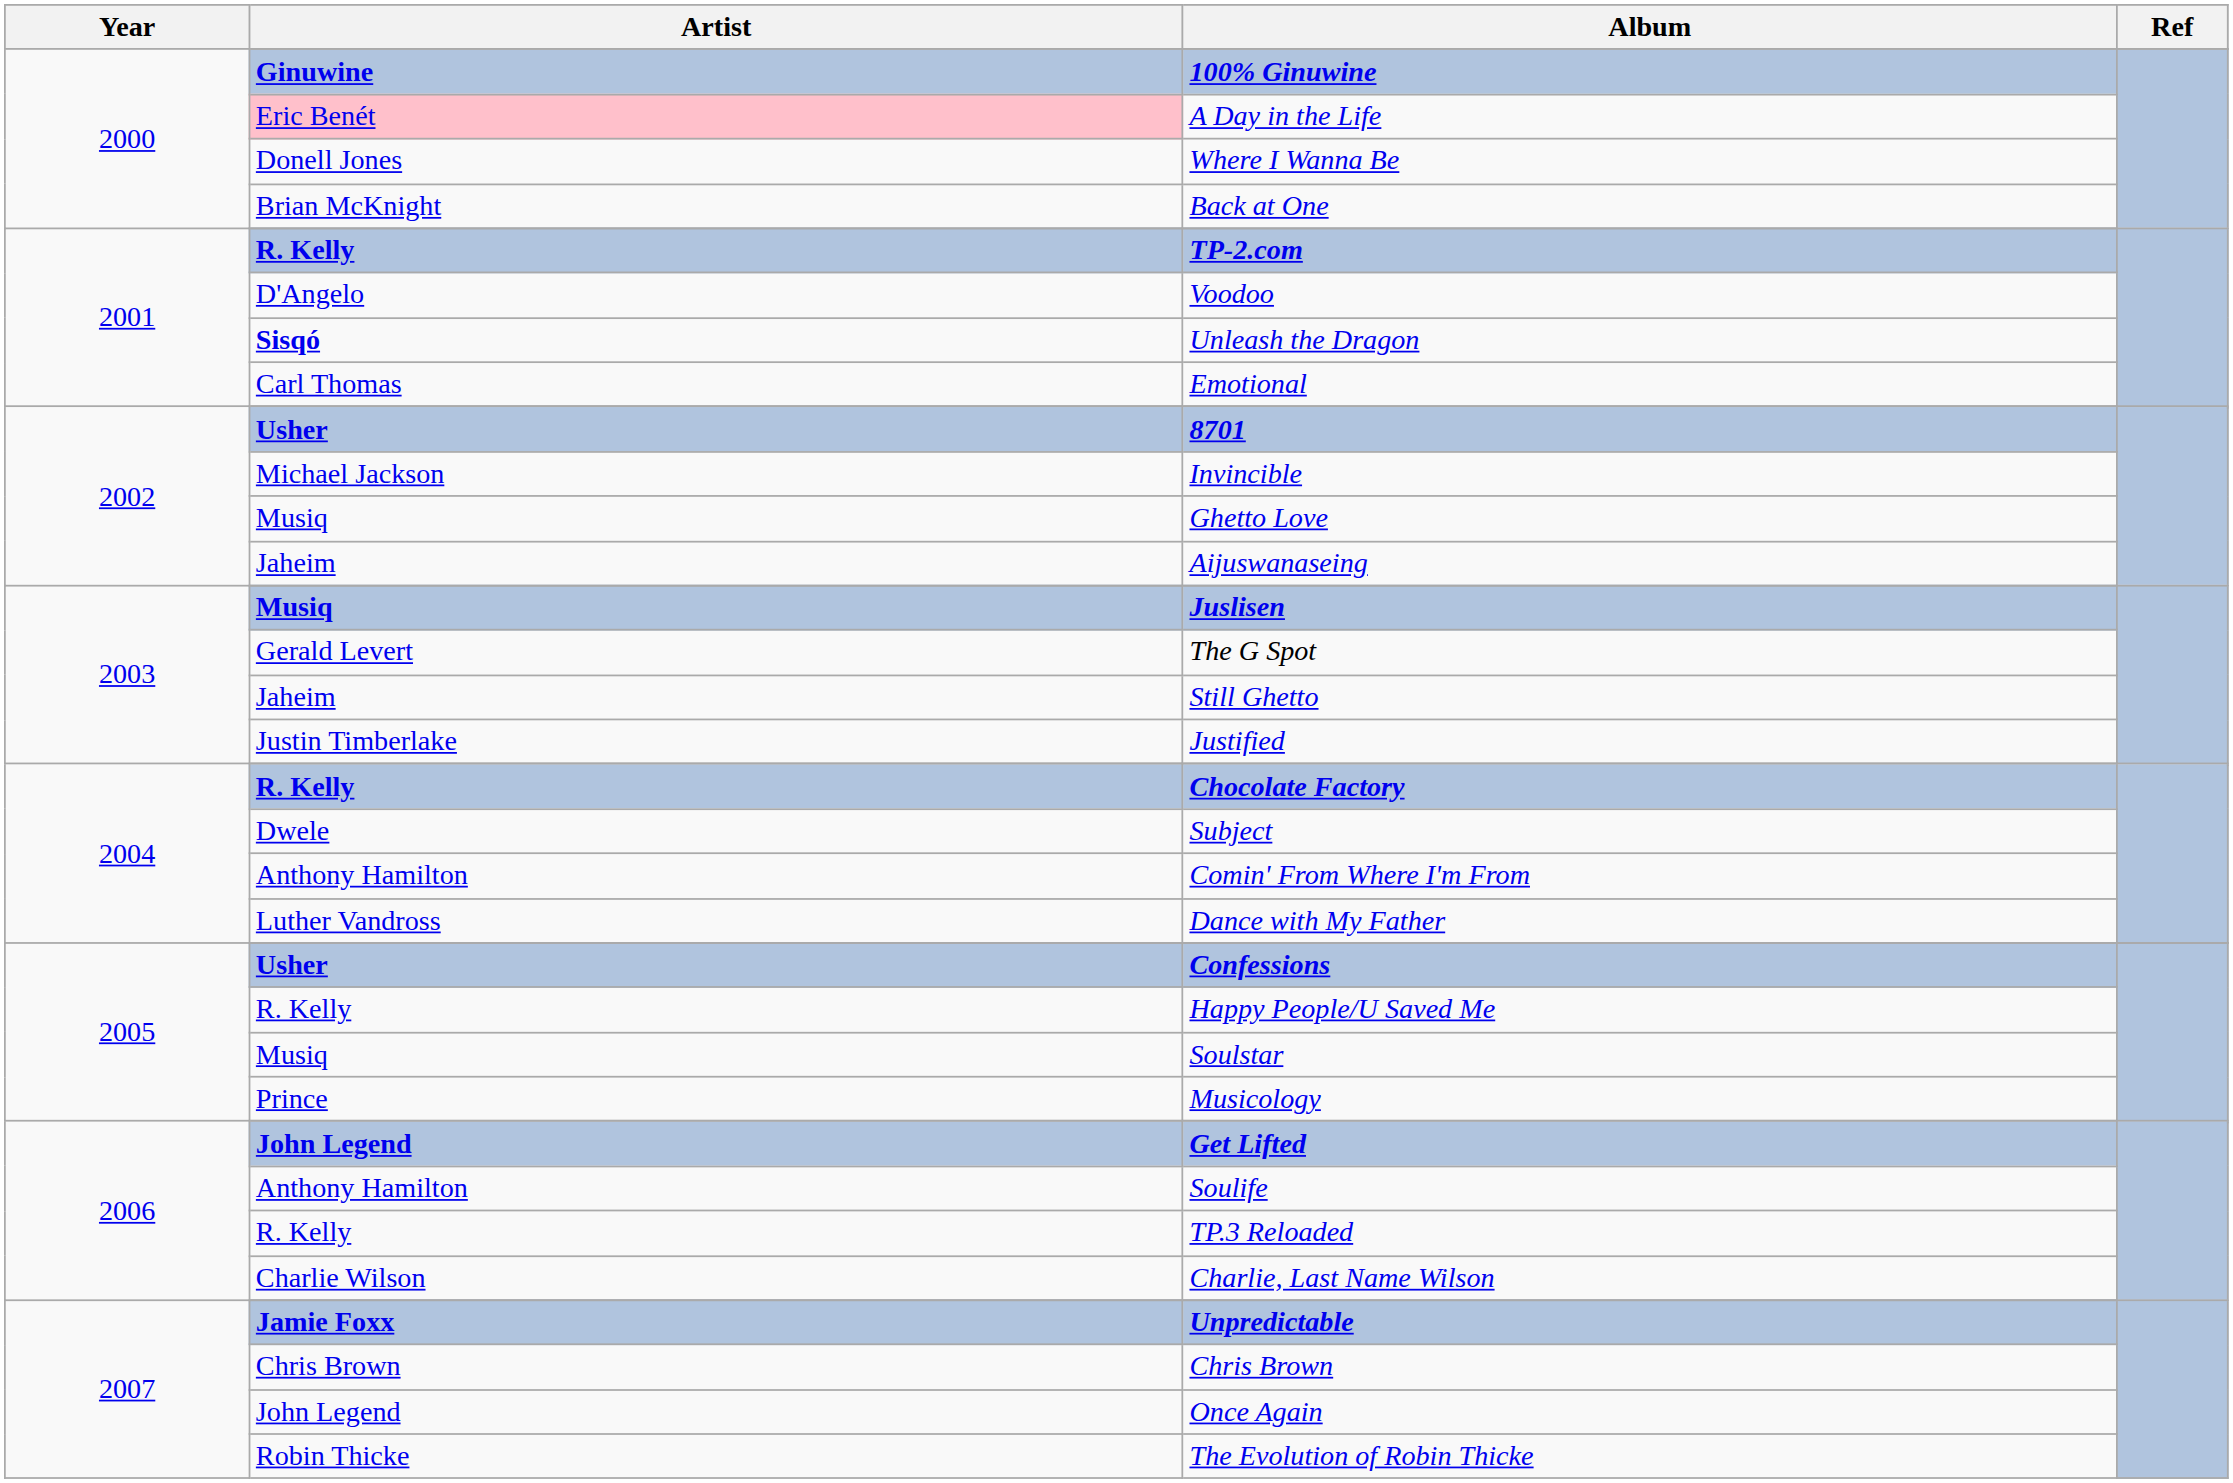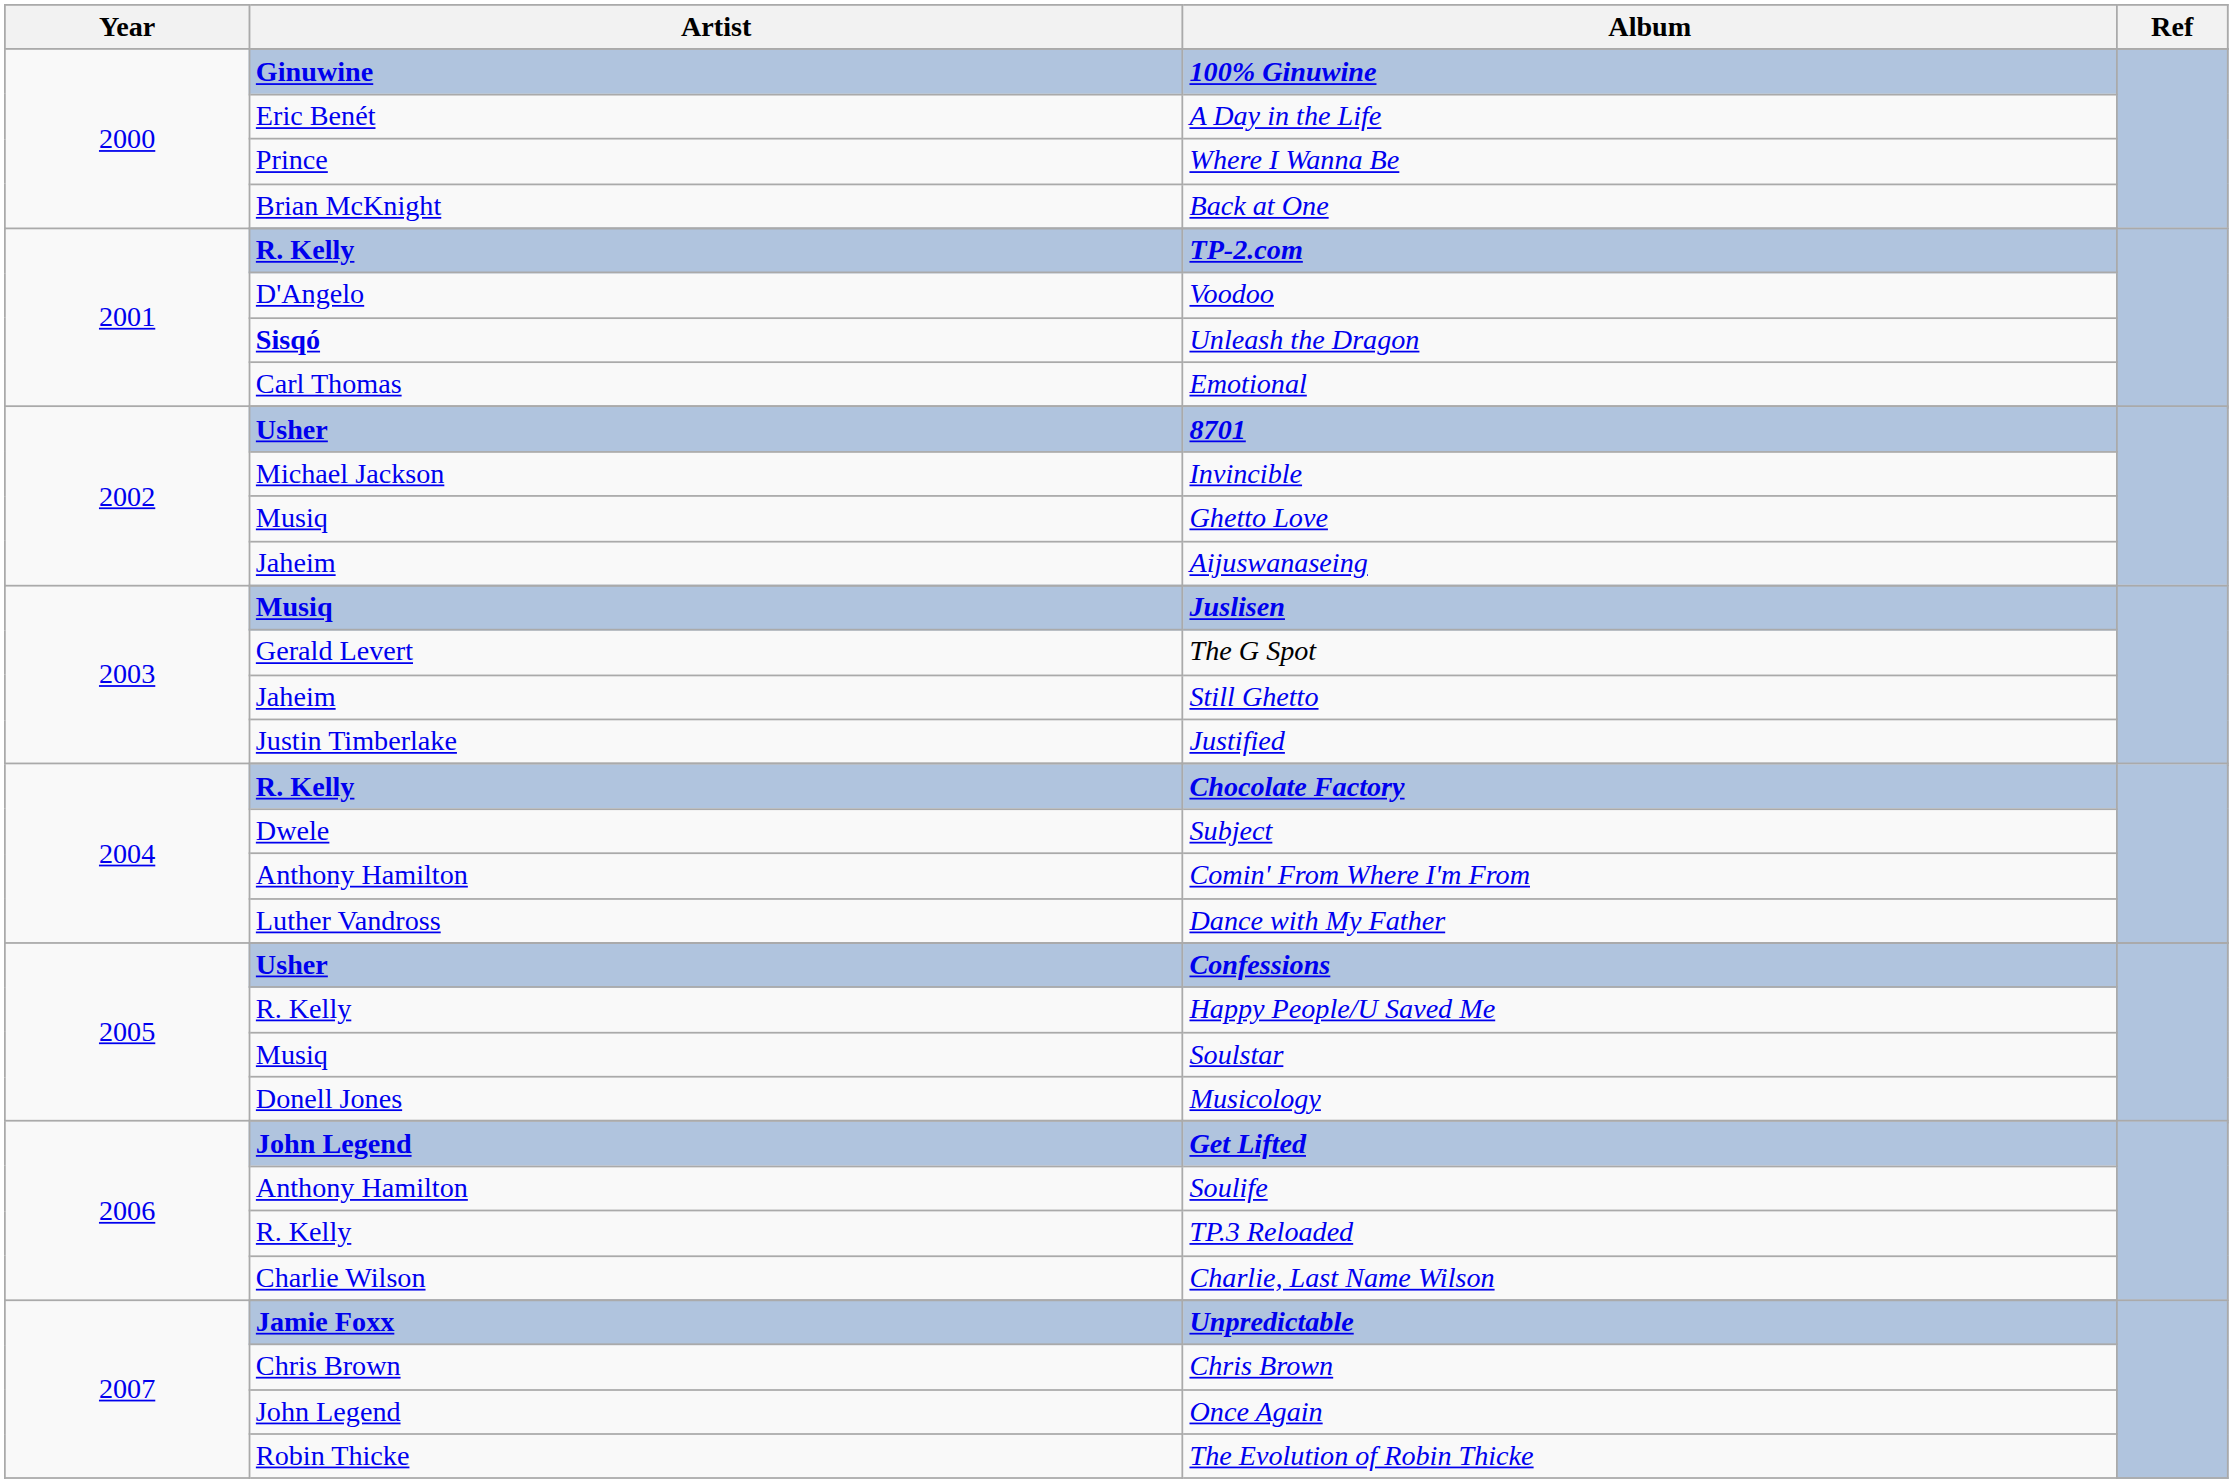(316, 116) pink background -> (316, 116) no background
(329, 160) Donell Jones -> (292, 160) Prince
(292, 1098) Prince -> (329, 1098) Donell Jones
